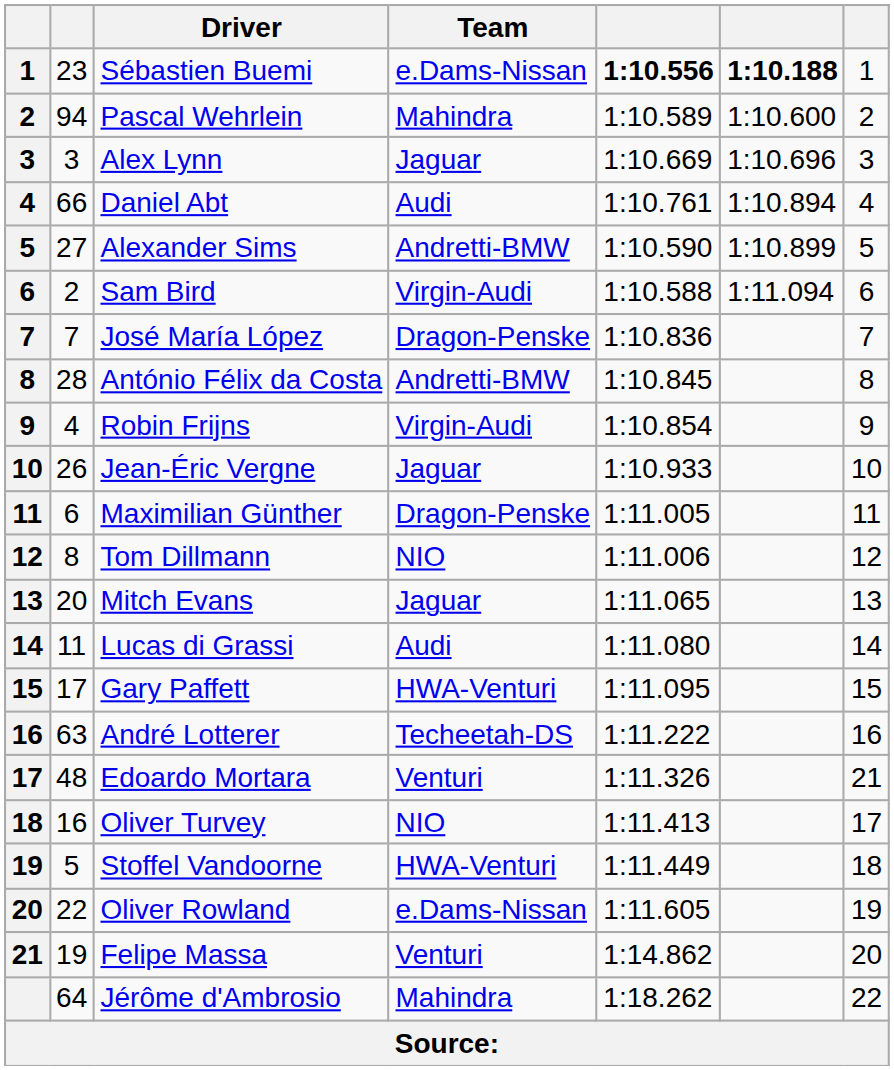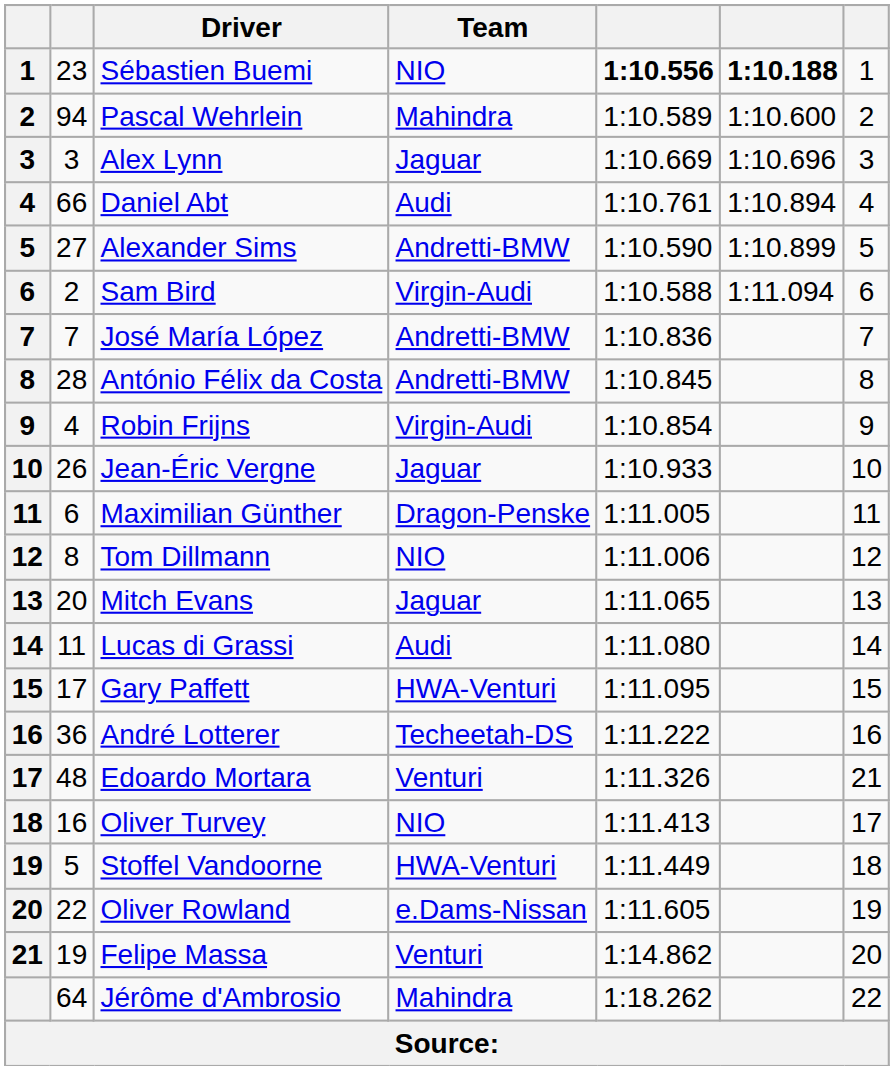(491, 71) e.Dams-Nissan -> (420, 71) NIO
(493, 336) Dragon-Penske -> (483, 336) Andretti-BMW
(72, 733) 63 -> (72, 733) 36
